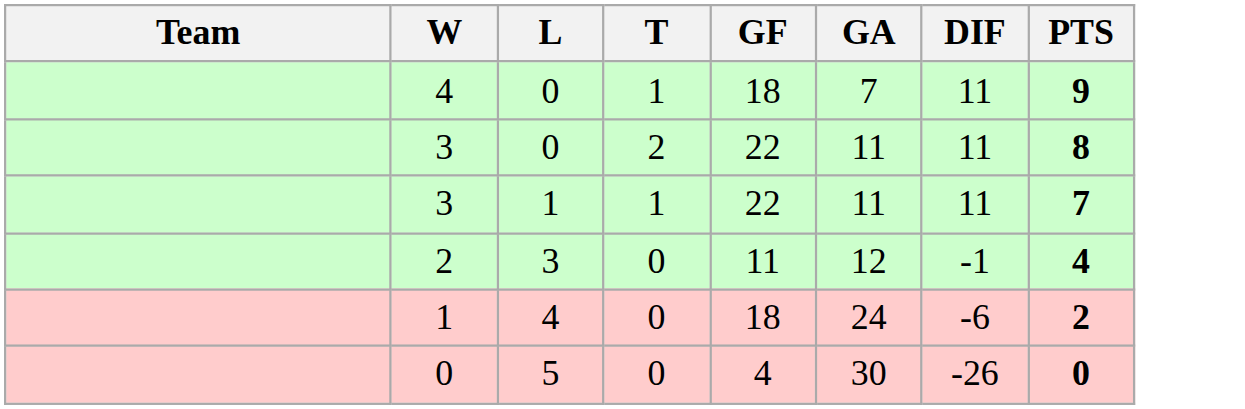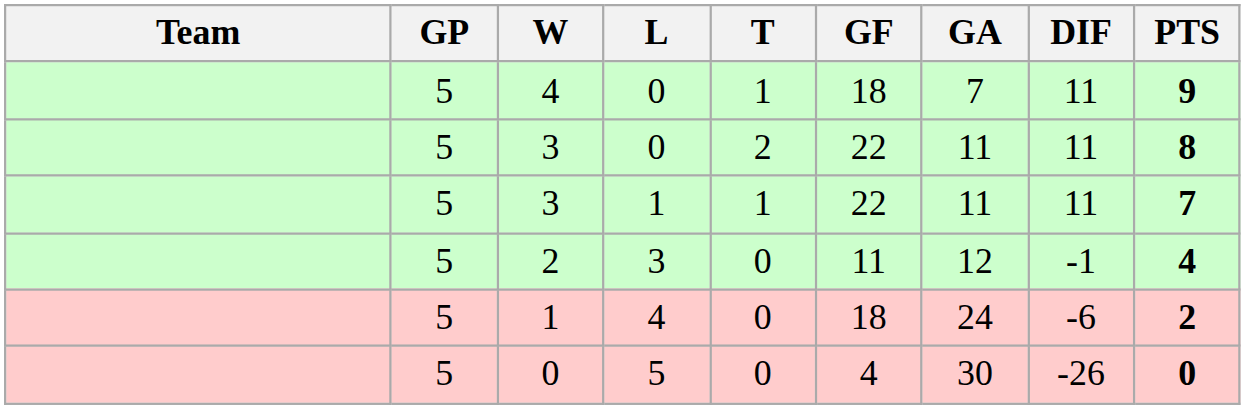+ column: (444, 32)
